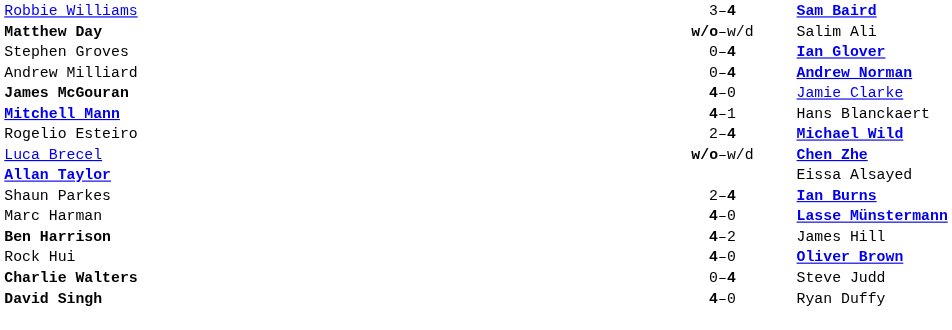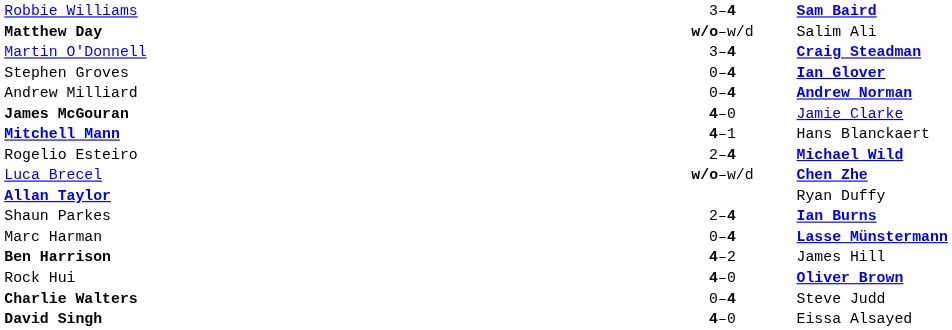+ row: (75, 52)
(854, 175) Eissa Alsayed -> (841, 196) Ryan Duffy
(722, 216) 4–0 -> (722, 237) 0–4
(841, 299) Ryan Duffy -> (854, 319) Eissa Alsayed
